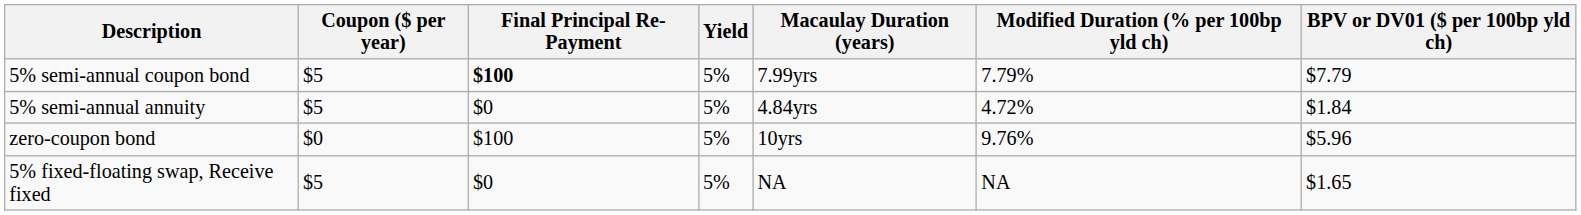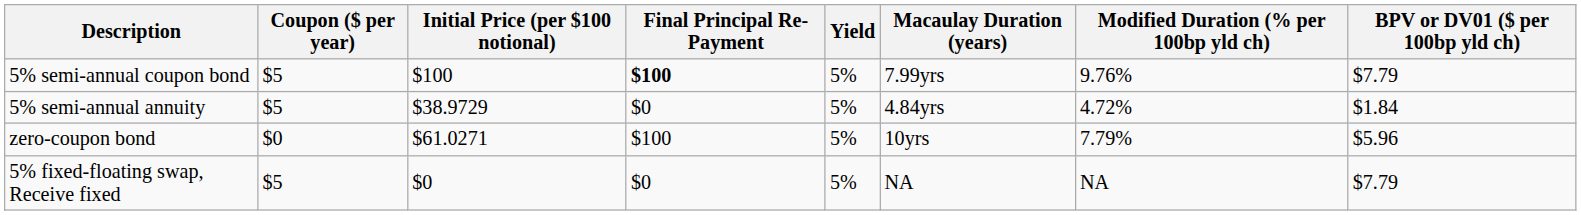+ column: (517, 31)
(1007, 75) 7.79% -> (1106, 75) 9.76%
(1007, 139) 9.76% -> (1106, 139) 7.79%
(1329, 182) $1.65 -> (1375, 182) $7.79
